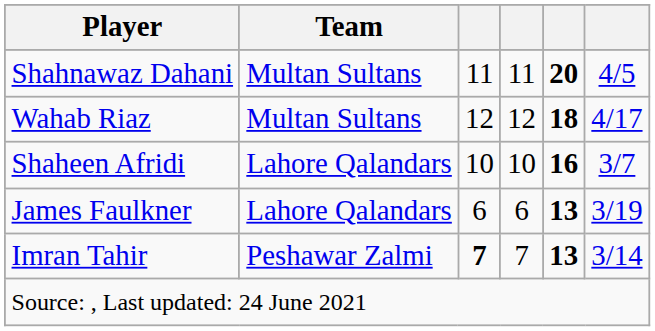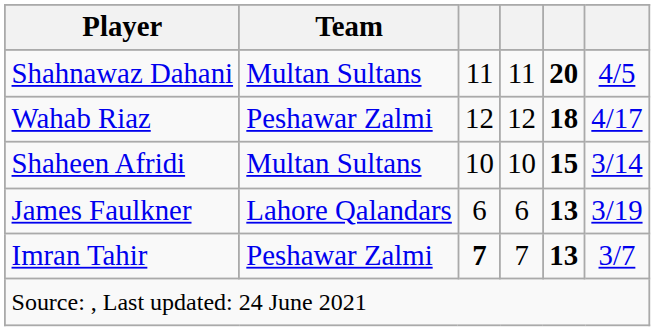(334, 118) Multan Sultans -> (340, 118) Peshawar Zalmi
(349, 164) Lahore Qalandars -> (334, 164) Multan Sultans
(564, 164) 16 -> (564, 164) 15
(617, 164) 3/7 -> (617, 164) 3/14
(617, 255) 3/14 -> (617, 255) 3/7
